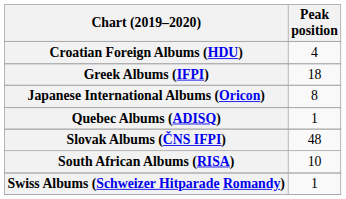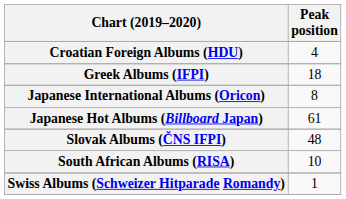+ row: (146, 118)
- row: (146, 118)
